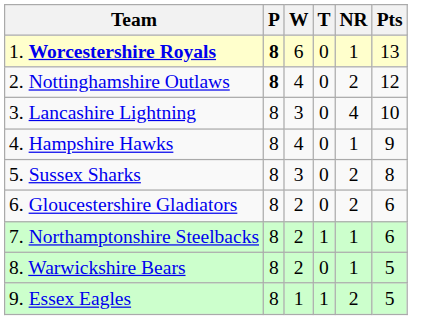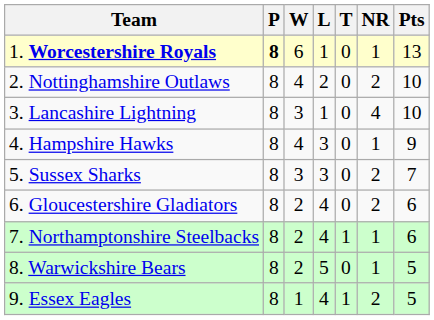+ column: (324, 19)
(274, 81) bold -> (274, 81) normal
(390, 81) 12 -> (412, 81) 10
(390, 174) 8 -> (412, 174) 7
